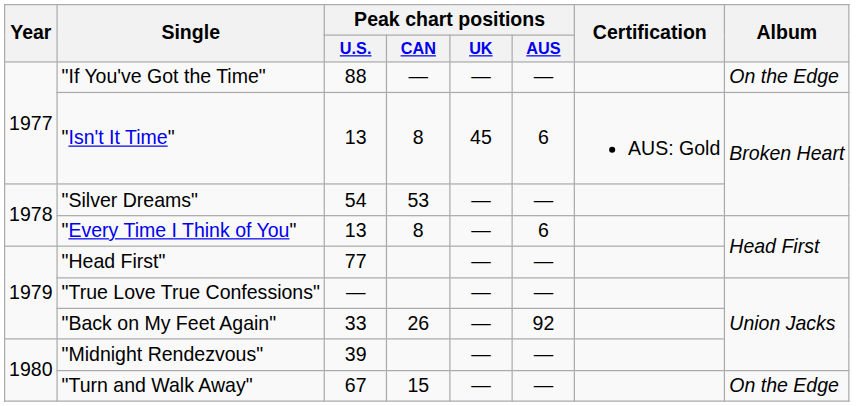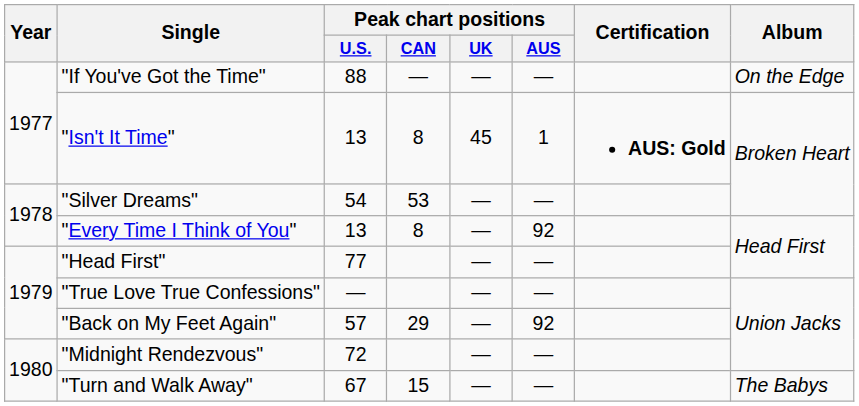(543, 138) 6 -> (543, 138) 1
(650, 149) normal -> (652, 149) bold
(543, 230) 6 -> (543, 230) 92
(356, 323) 33 -> (356, 323) 57
(418, 323) 26 -> (418, 323) 29
(356, 354) 39 -> (356, 354) 72
(784, 385) On the Edge -> (781, 385) The Babys
